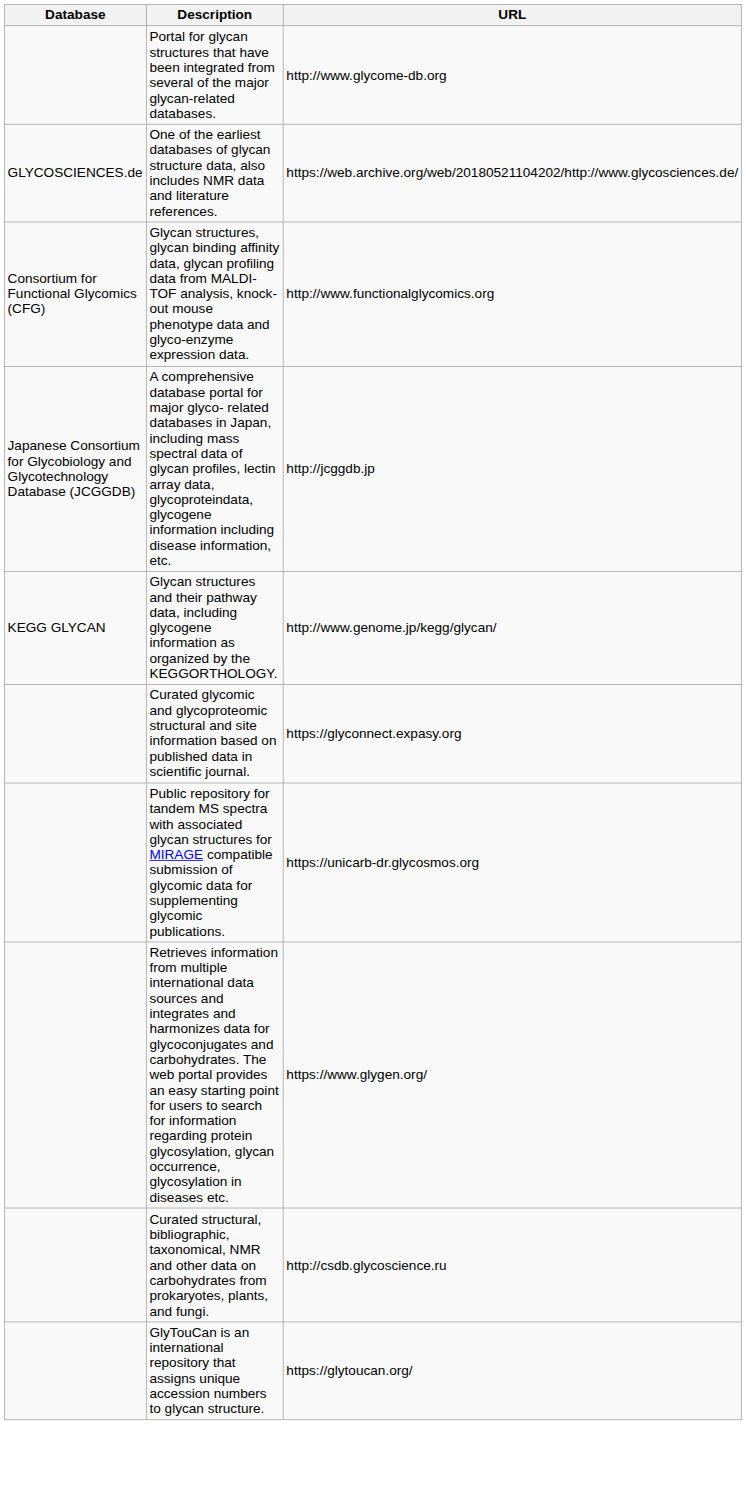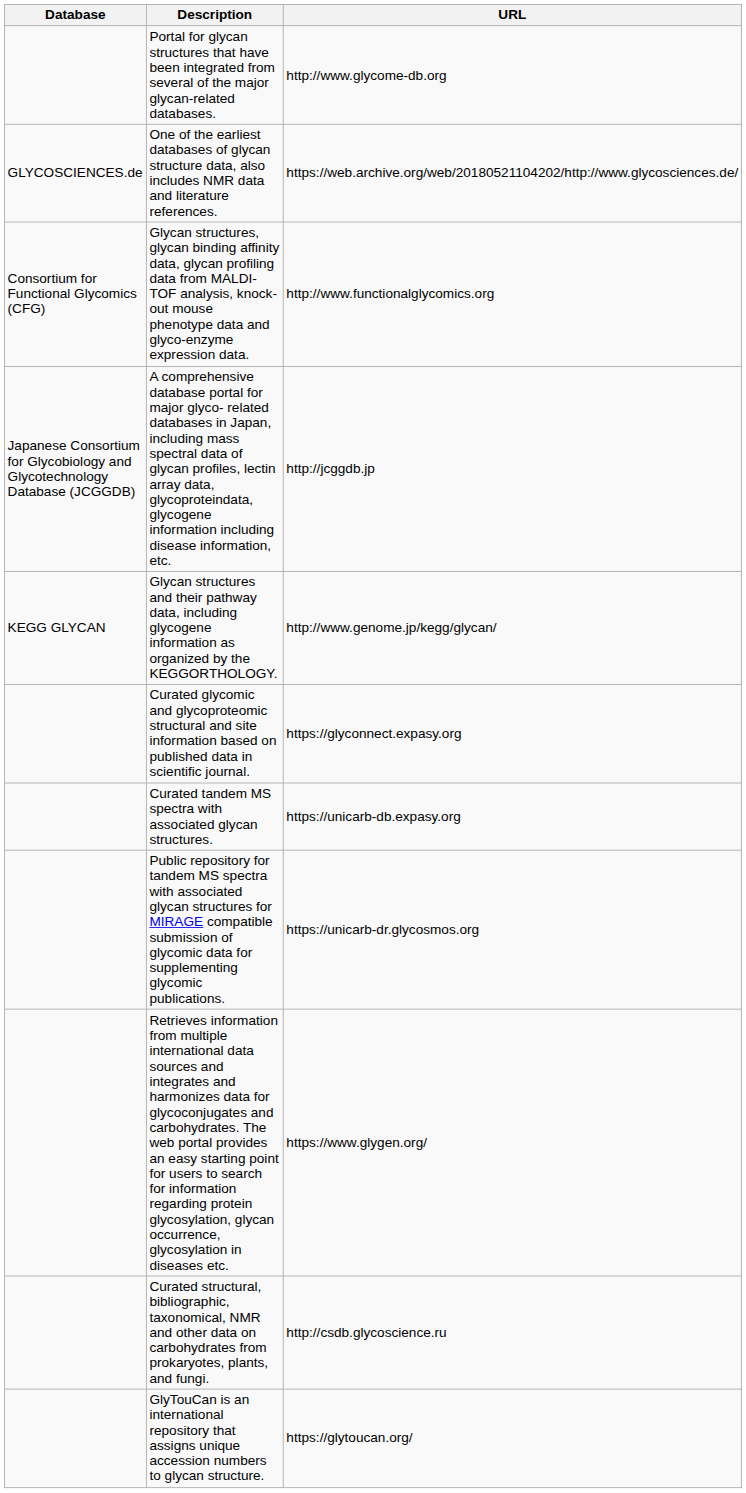+ row: (210, 816)
